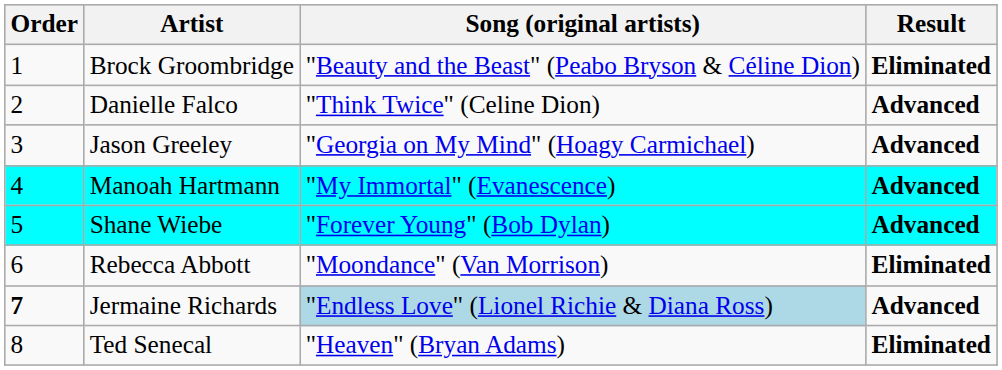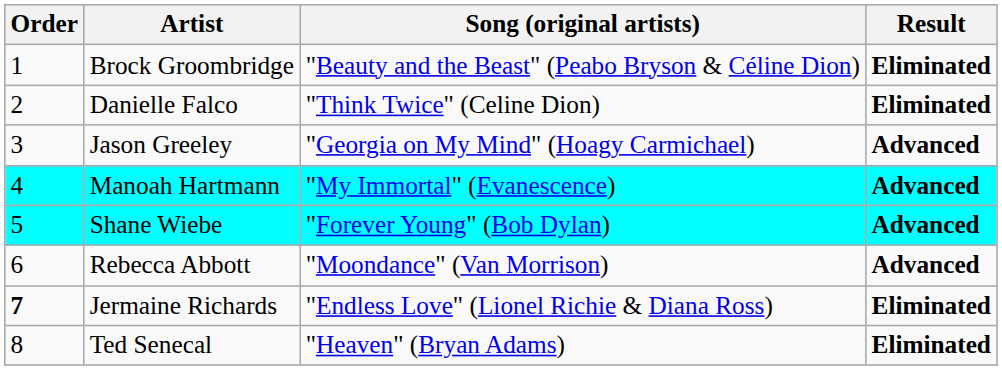(926, 104) Advanced -> (931, 104) Eliminated
(931, 265) Eliminated -> (926, 265) Advanced
(539, 305) lightblue background -> (539, 305) no background
(926, 305) Advanced -> (931, 305) Eliminated
